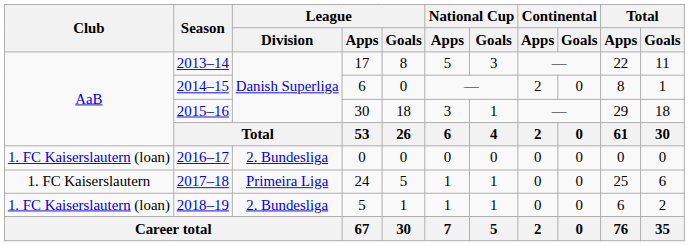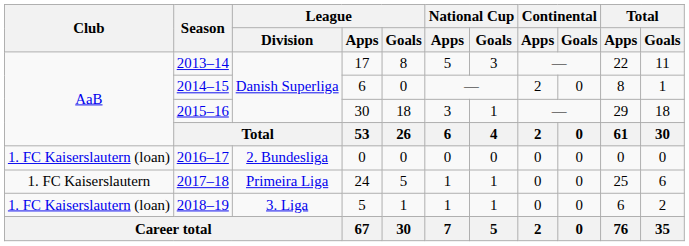(287, 205) 2. Bundesliga -> (287, 205) 3. Liga
